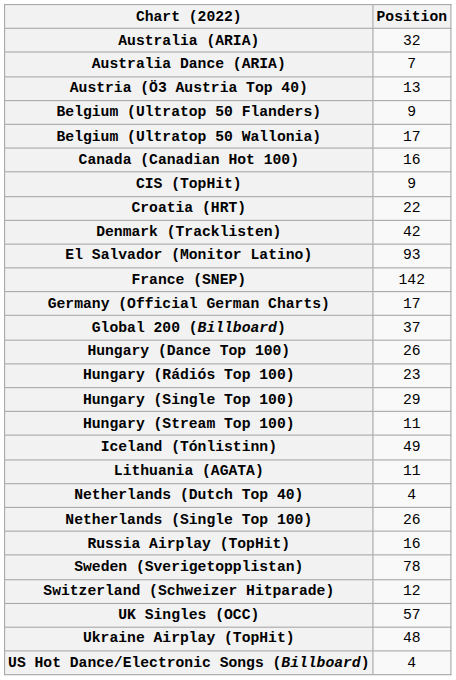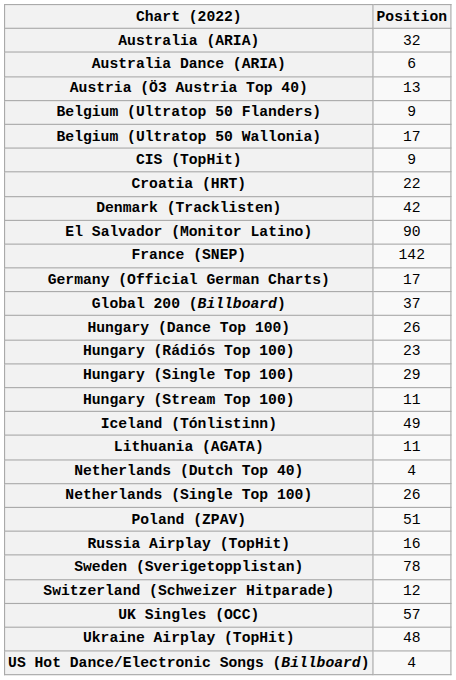(412, 64) 7 -> (412, 64) 6
- row: (189, 160)
(412, 256) 93 -> (412, 232) 90
+ row: (189, 519)
